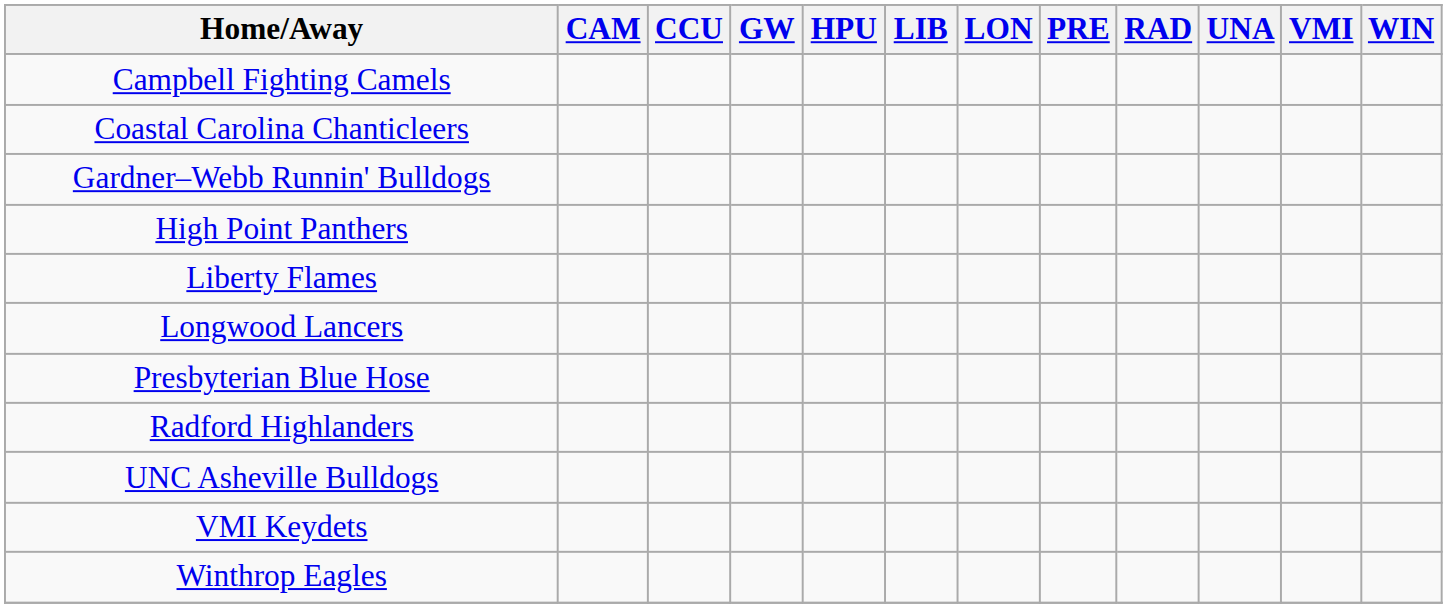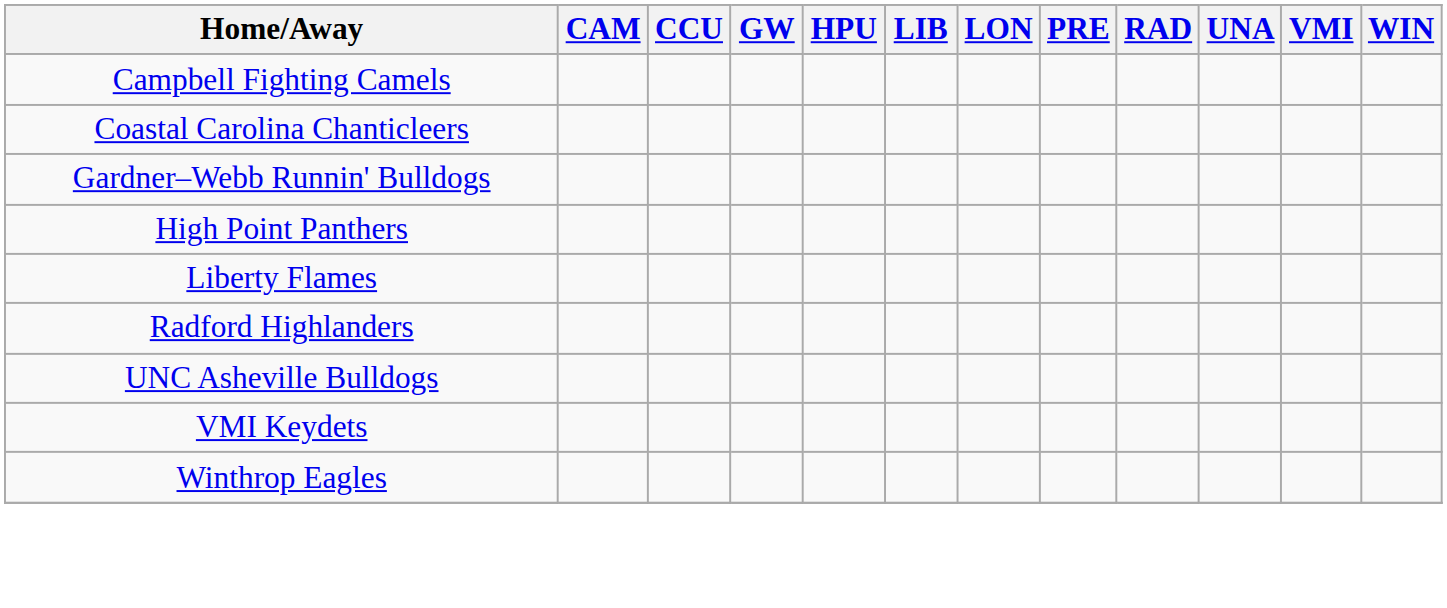- row: (282, 327)
- row: (282, 377)
